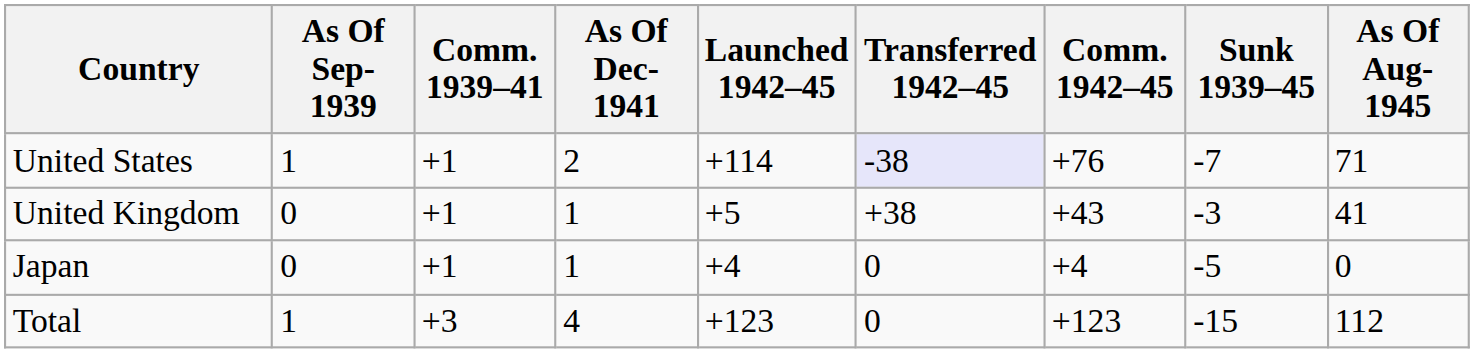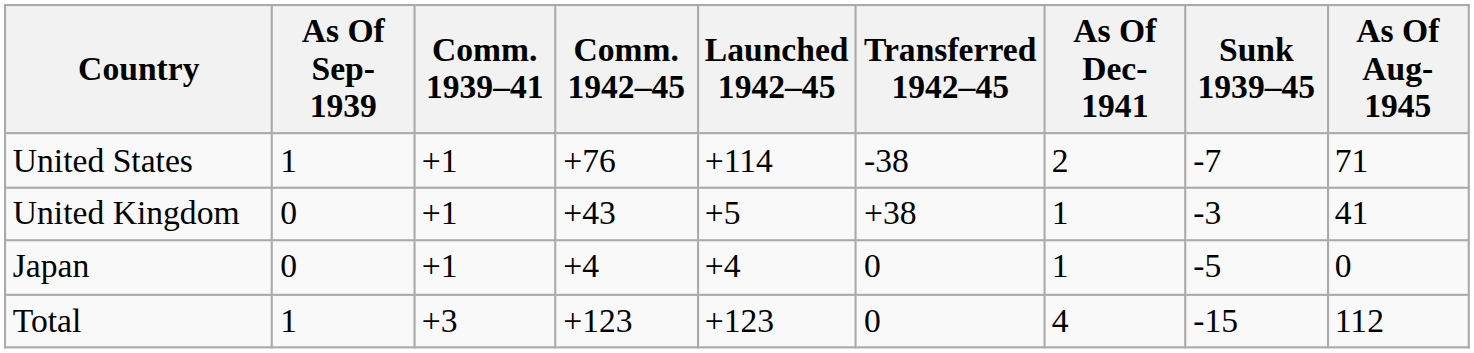columns swapped: (626, 68) <-> (1115, 68)
(886, 160) lavender background -> (886, 160) no background
